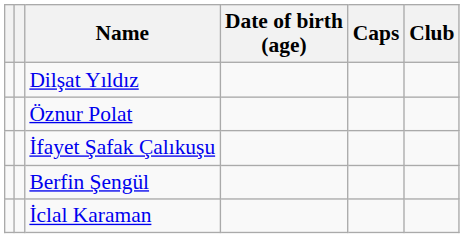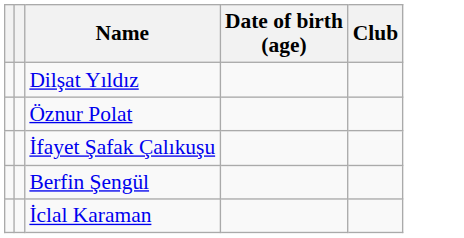- column: (376, 33)
